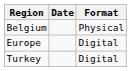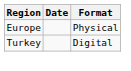- row: (27, 28)
(99, 43) Digital -> (96, 28) Physical
